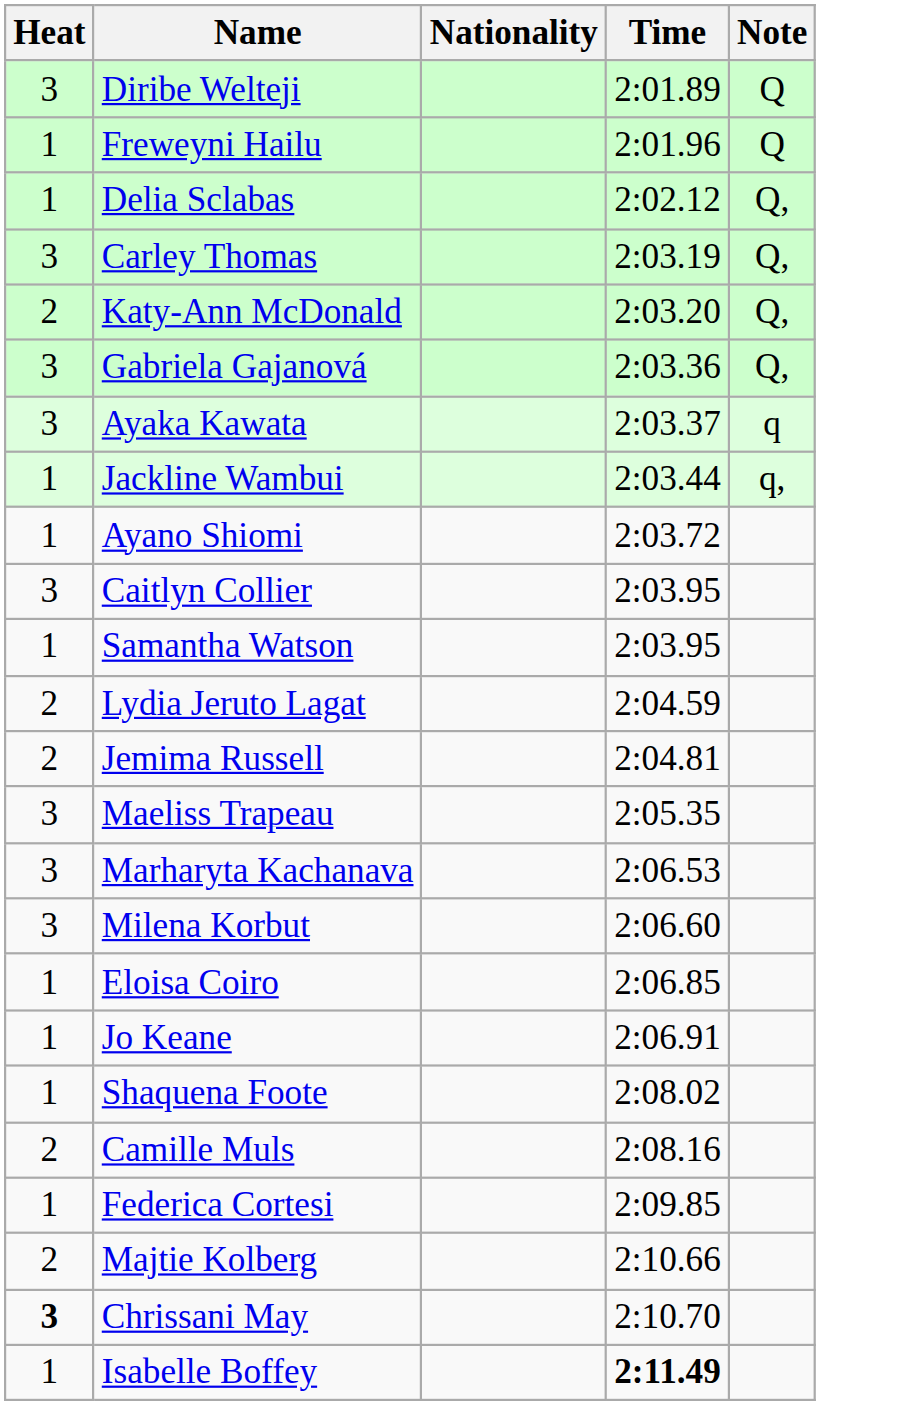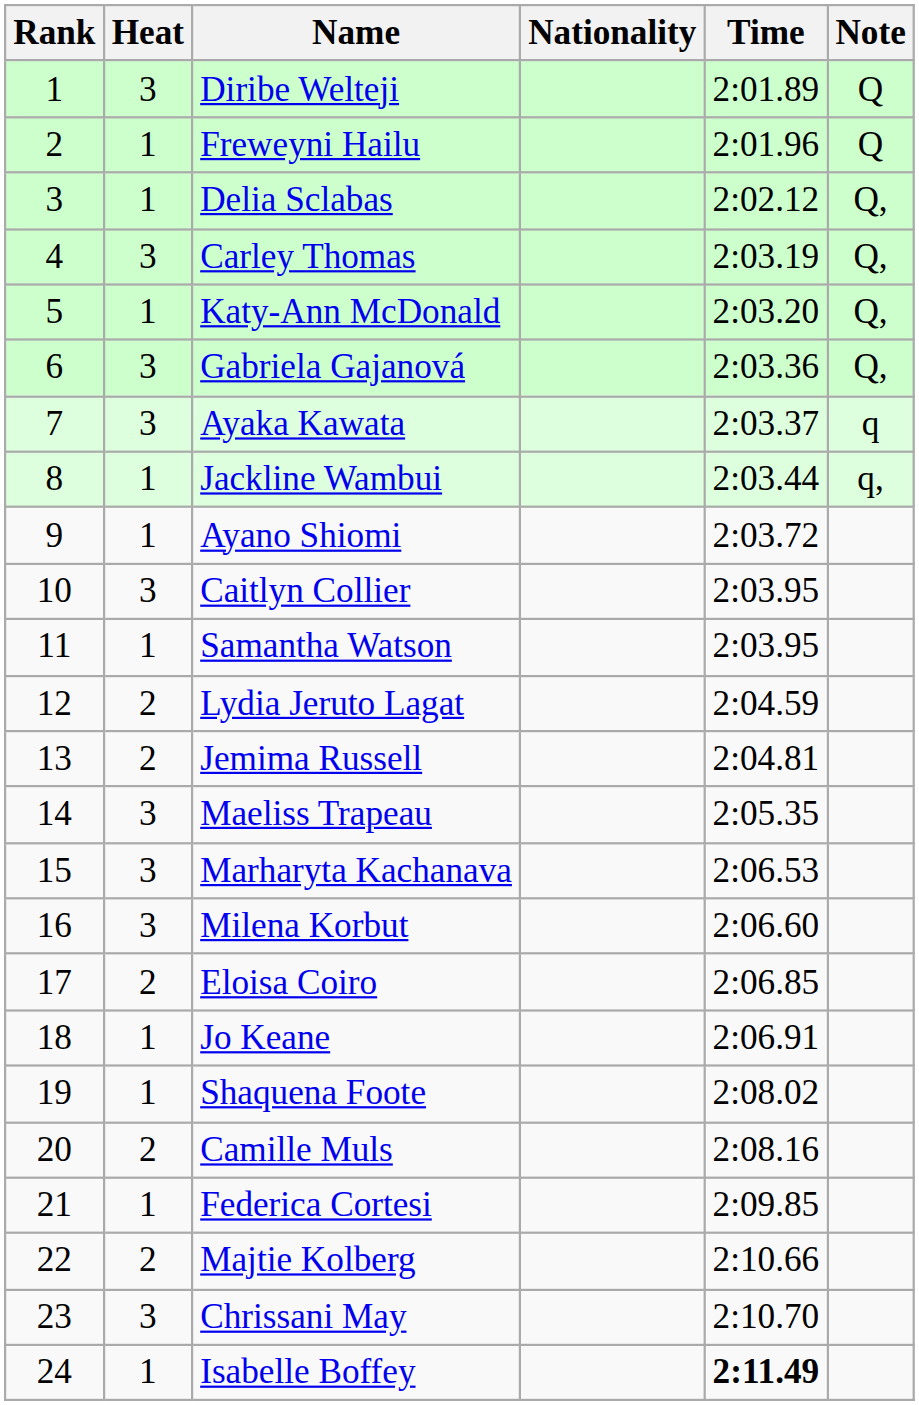+ column: (54, 32)
(49, 311) 2 -> (148, 311) 1
(49, 981) 1 -> (148, 981) 2
(49, 1316) bold -> (148, 1316) normal
